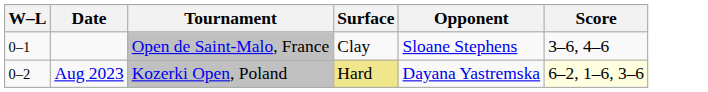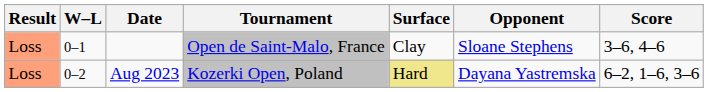+ column: (32, 18)
(596, 73) lightyellow background -> (652, 73) no background
